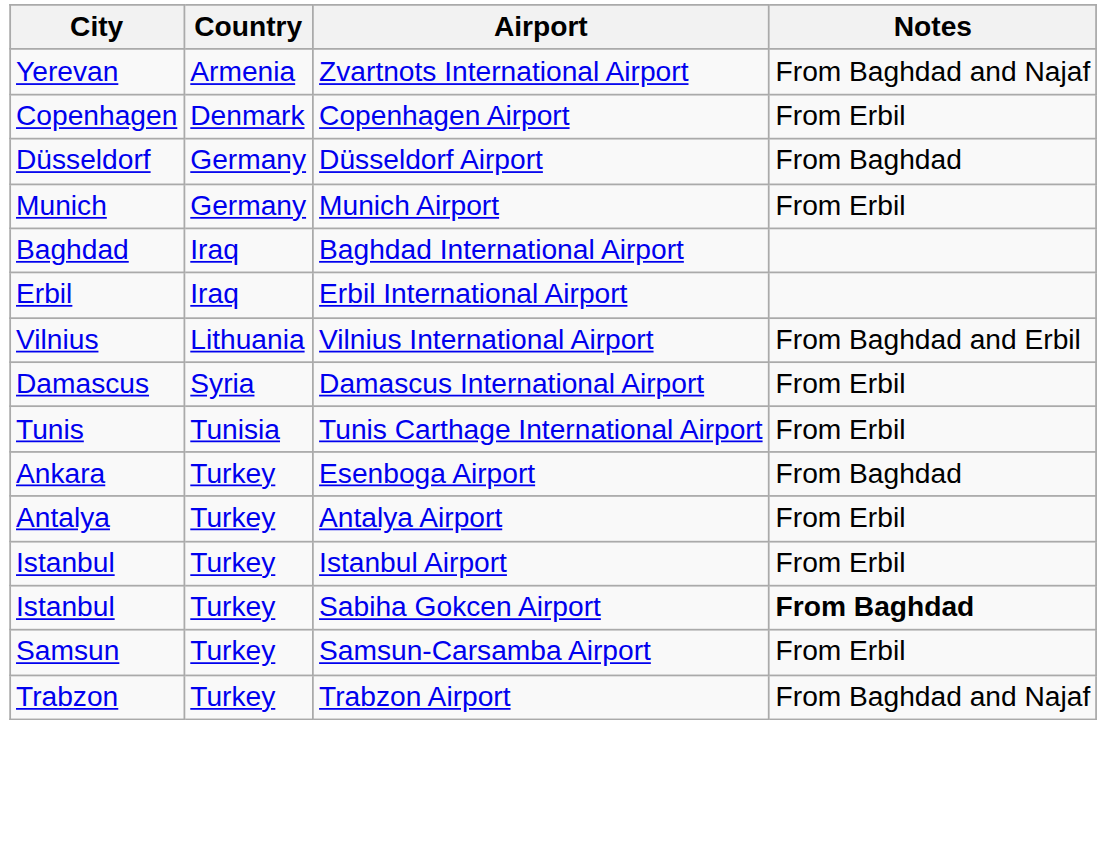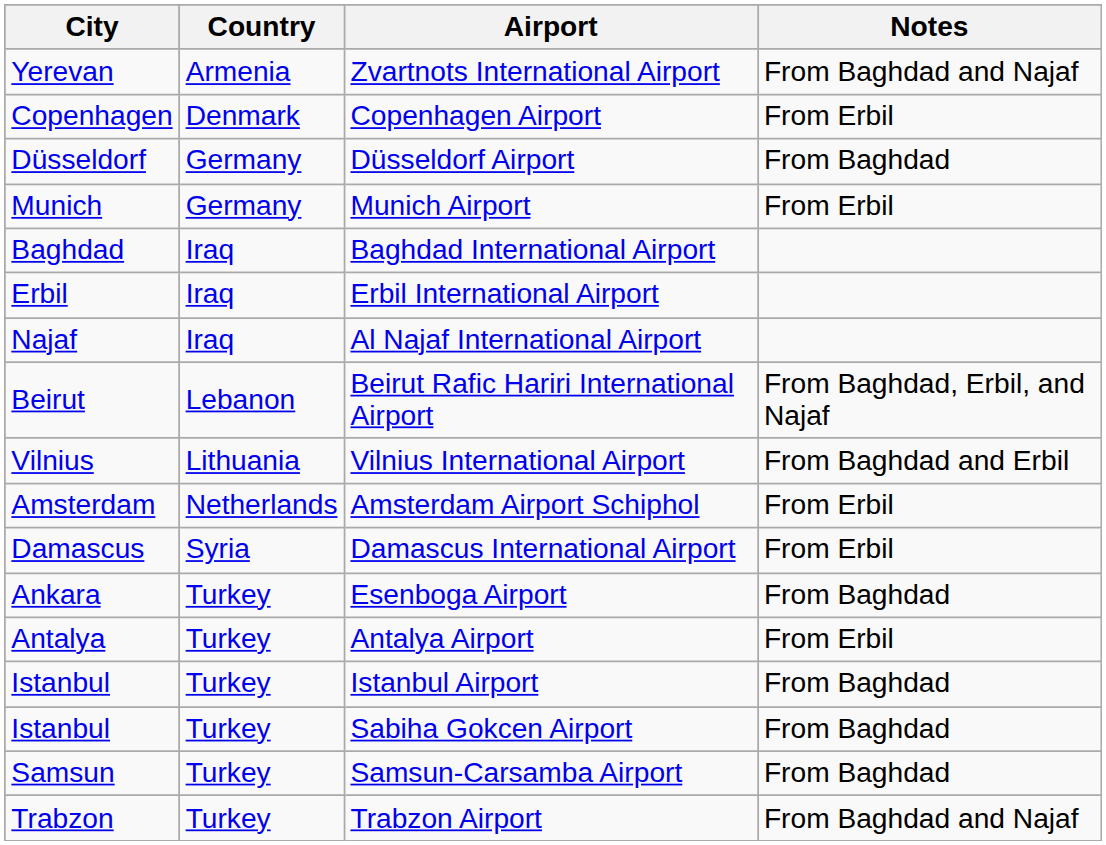+ row: (526, 339)
+ row: (542, 399)
+ row: (525, 505)
- row: (541, 428)
(840, 562) From Erbil -> (857, 683) From Baghdad
(875, 607) bold -> (857, 728) normal
(840, 652) From Erbil -> (857, 773) From Baghdad
